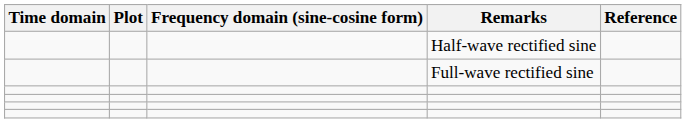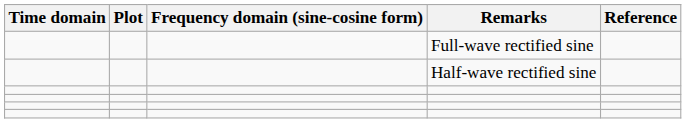rows swapped: (57, 72) <-> (57, 45)
